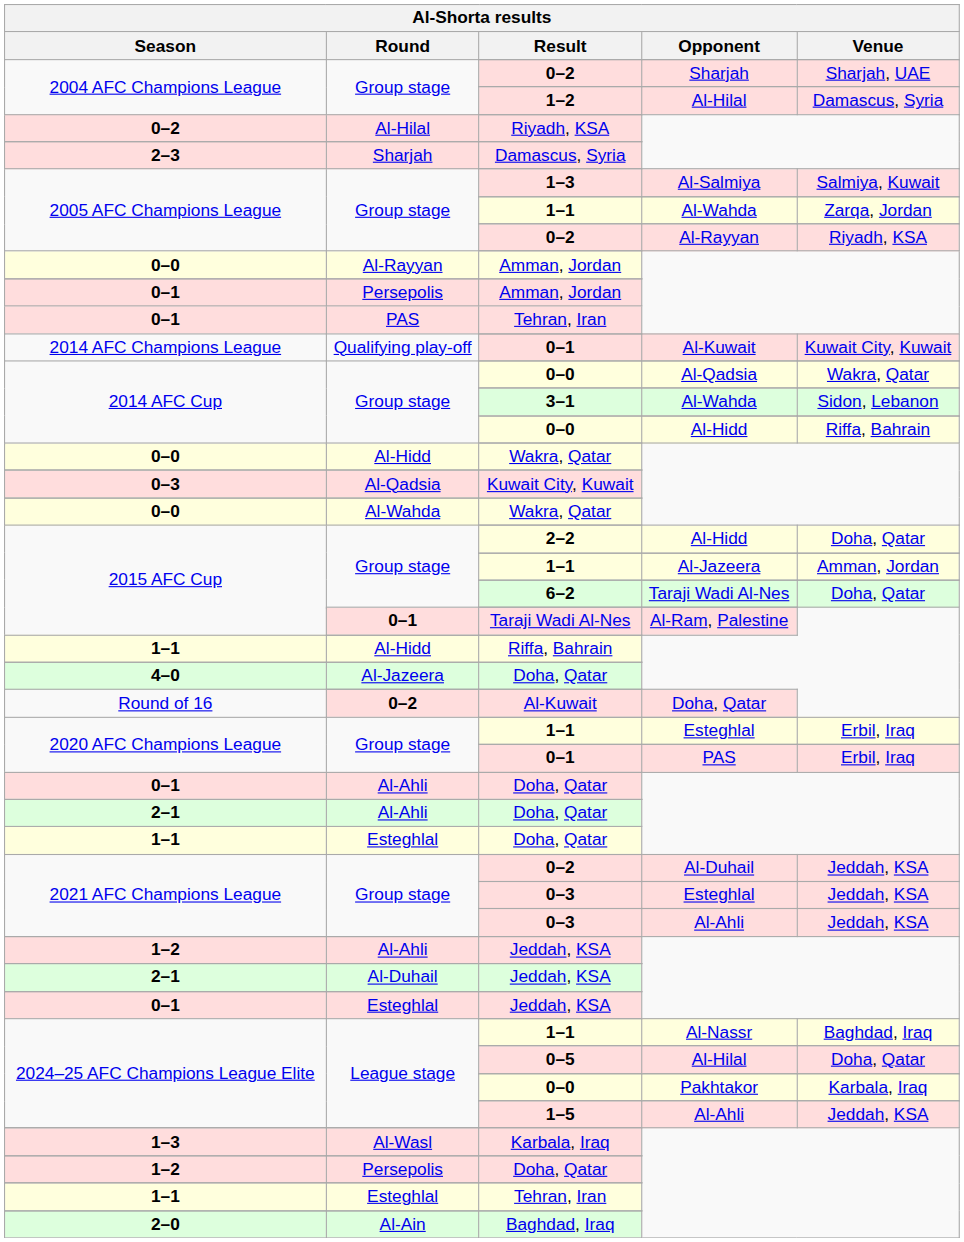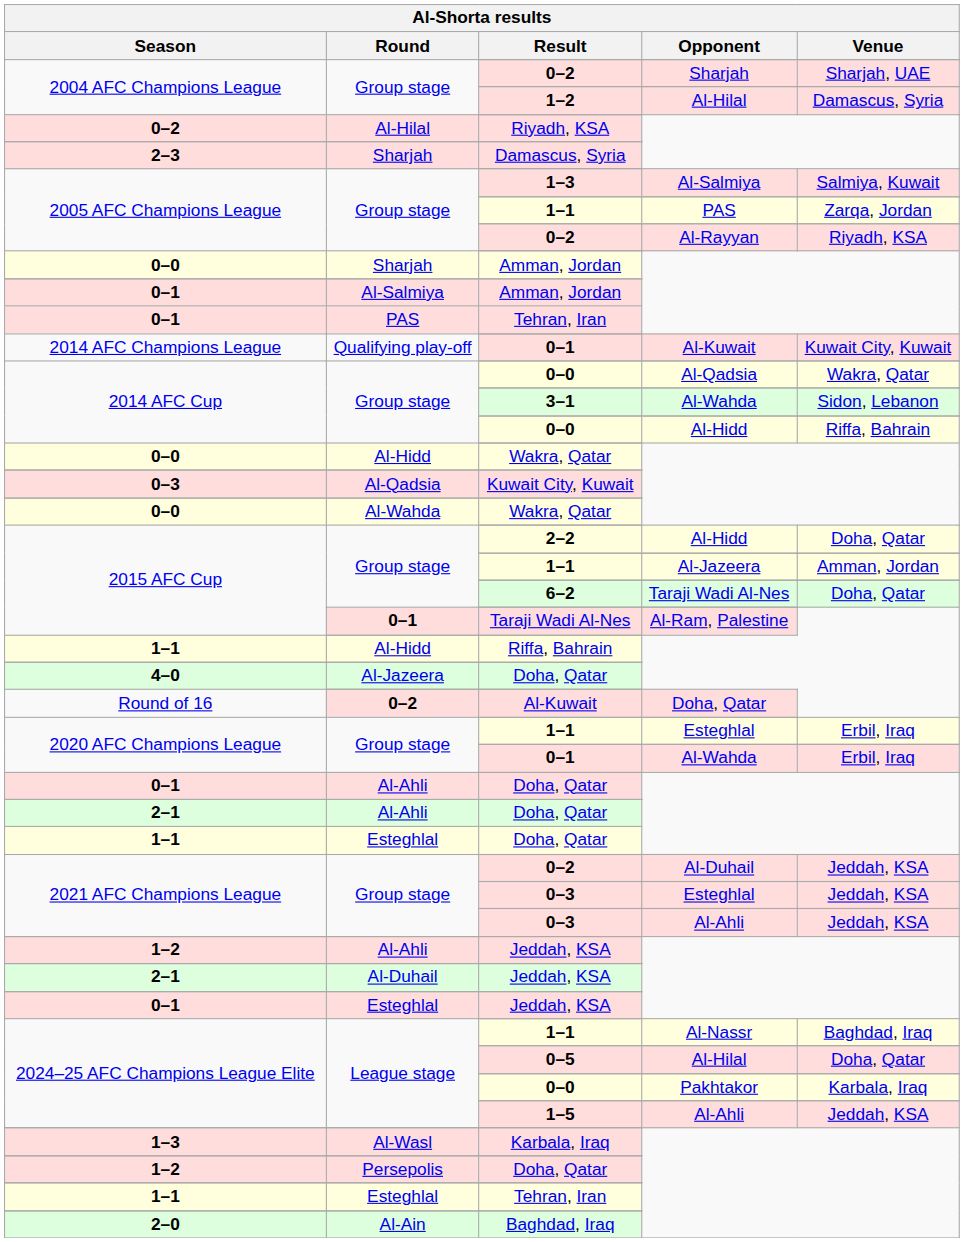(719, 210) Al-Wahda -> (719, 210) PAS
(403, 264) Al-Rayyan -> (403, 264) Sharjah
(403, 292) Persepolis -> (403, 292) Al-Salmiya
(719, 758) PAS -> (719, 758) Al-Wahda
